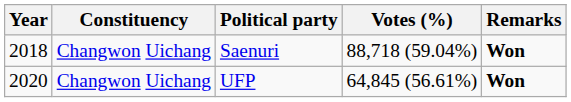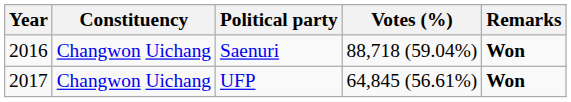(28, 50) 2018 -> (28, 50) 2016
(28, 81) 2020 -> (28, 81) 2017
